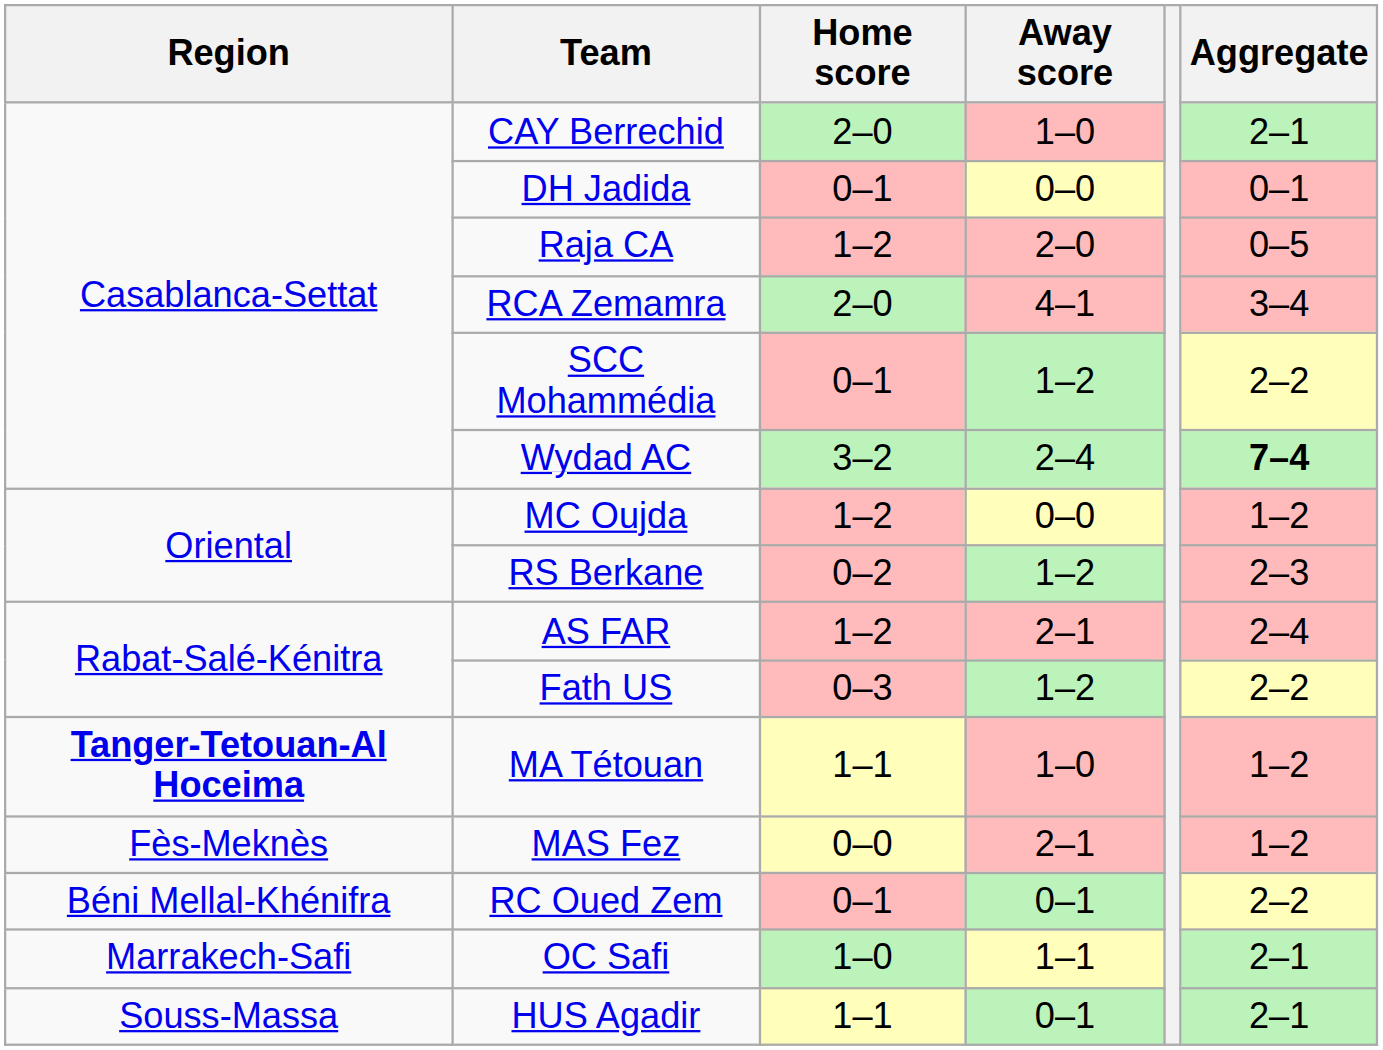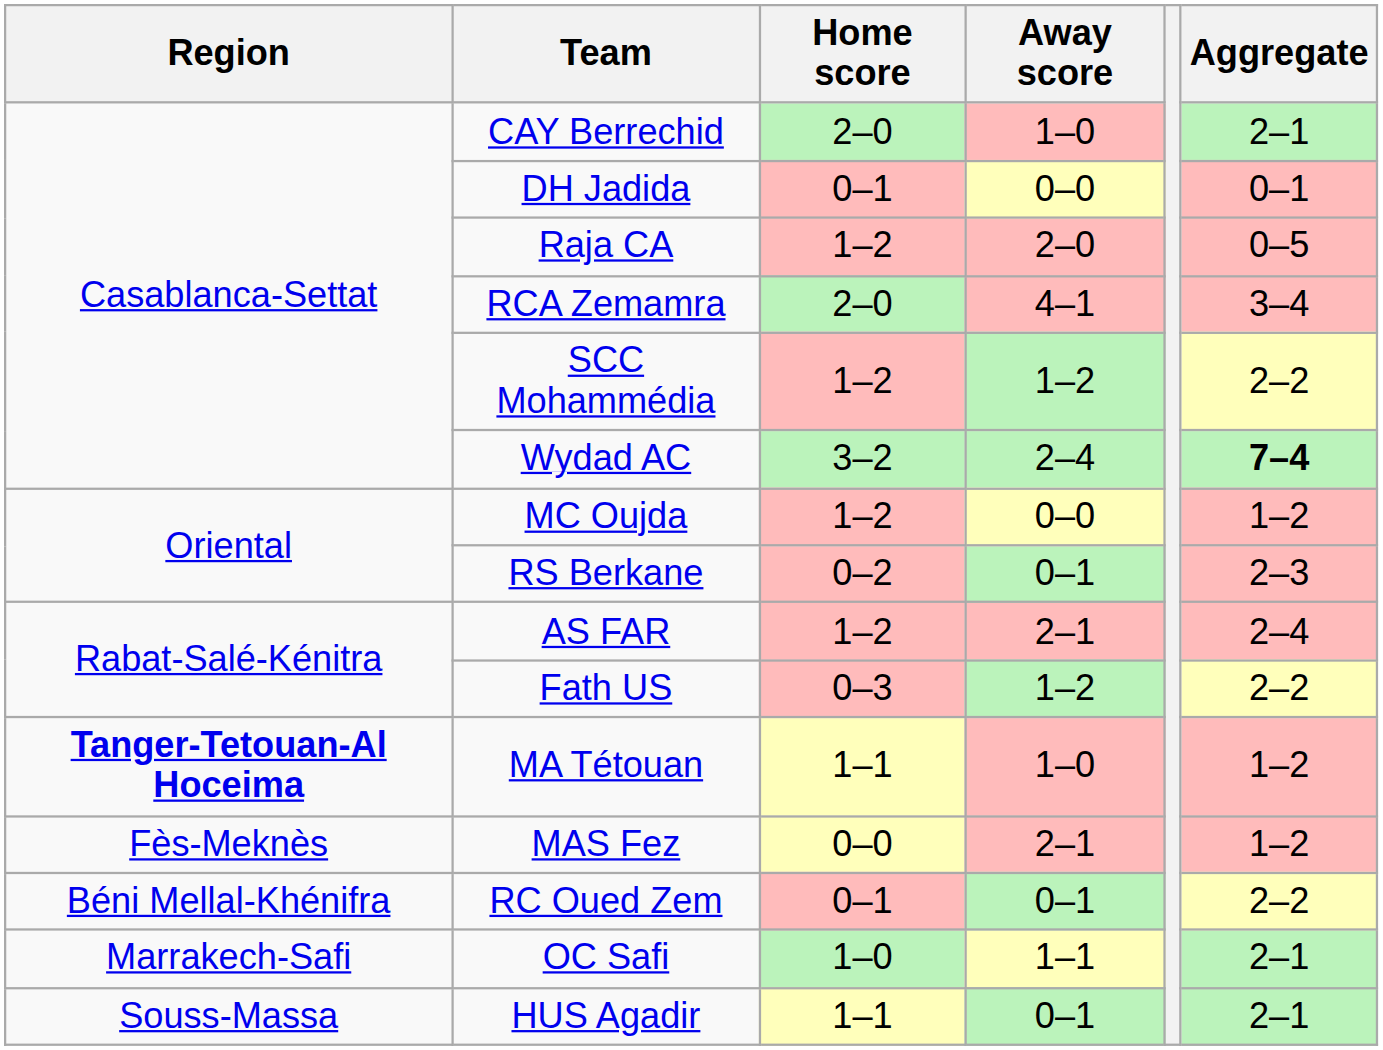(862, 380) 0–1 -> (862, 380) 1–2
(1065, 573) 1–2 -> (1065, 573) 0–1
